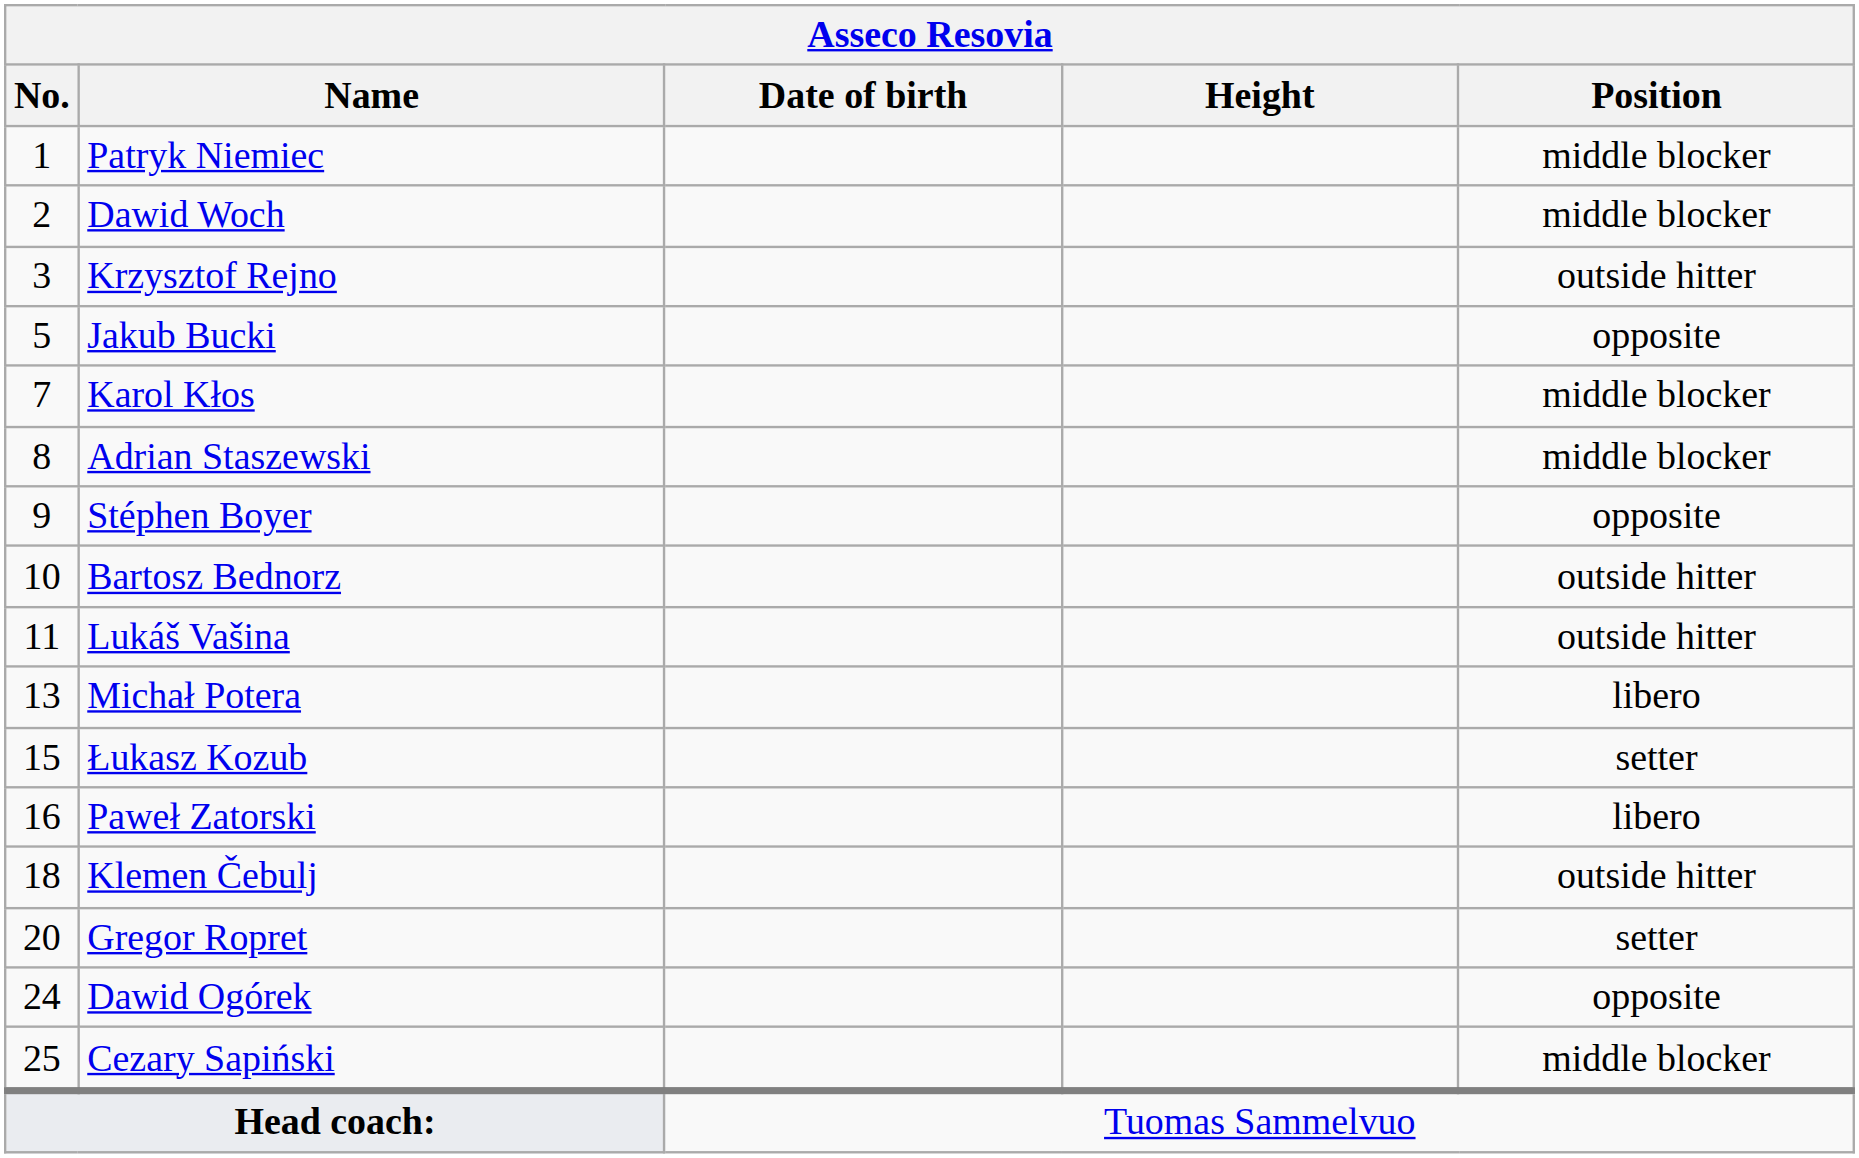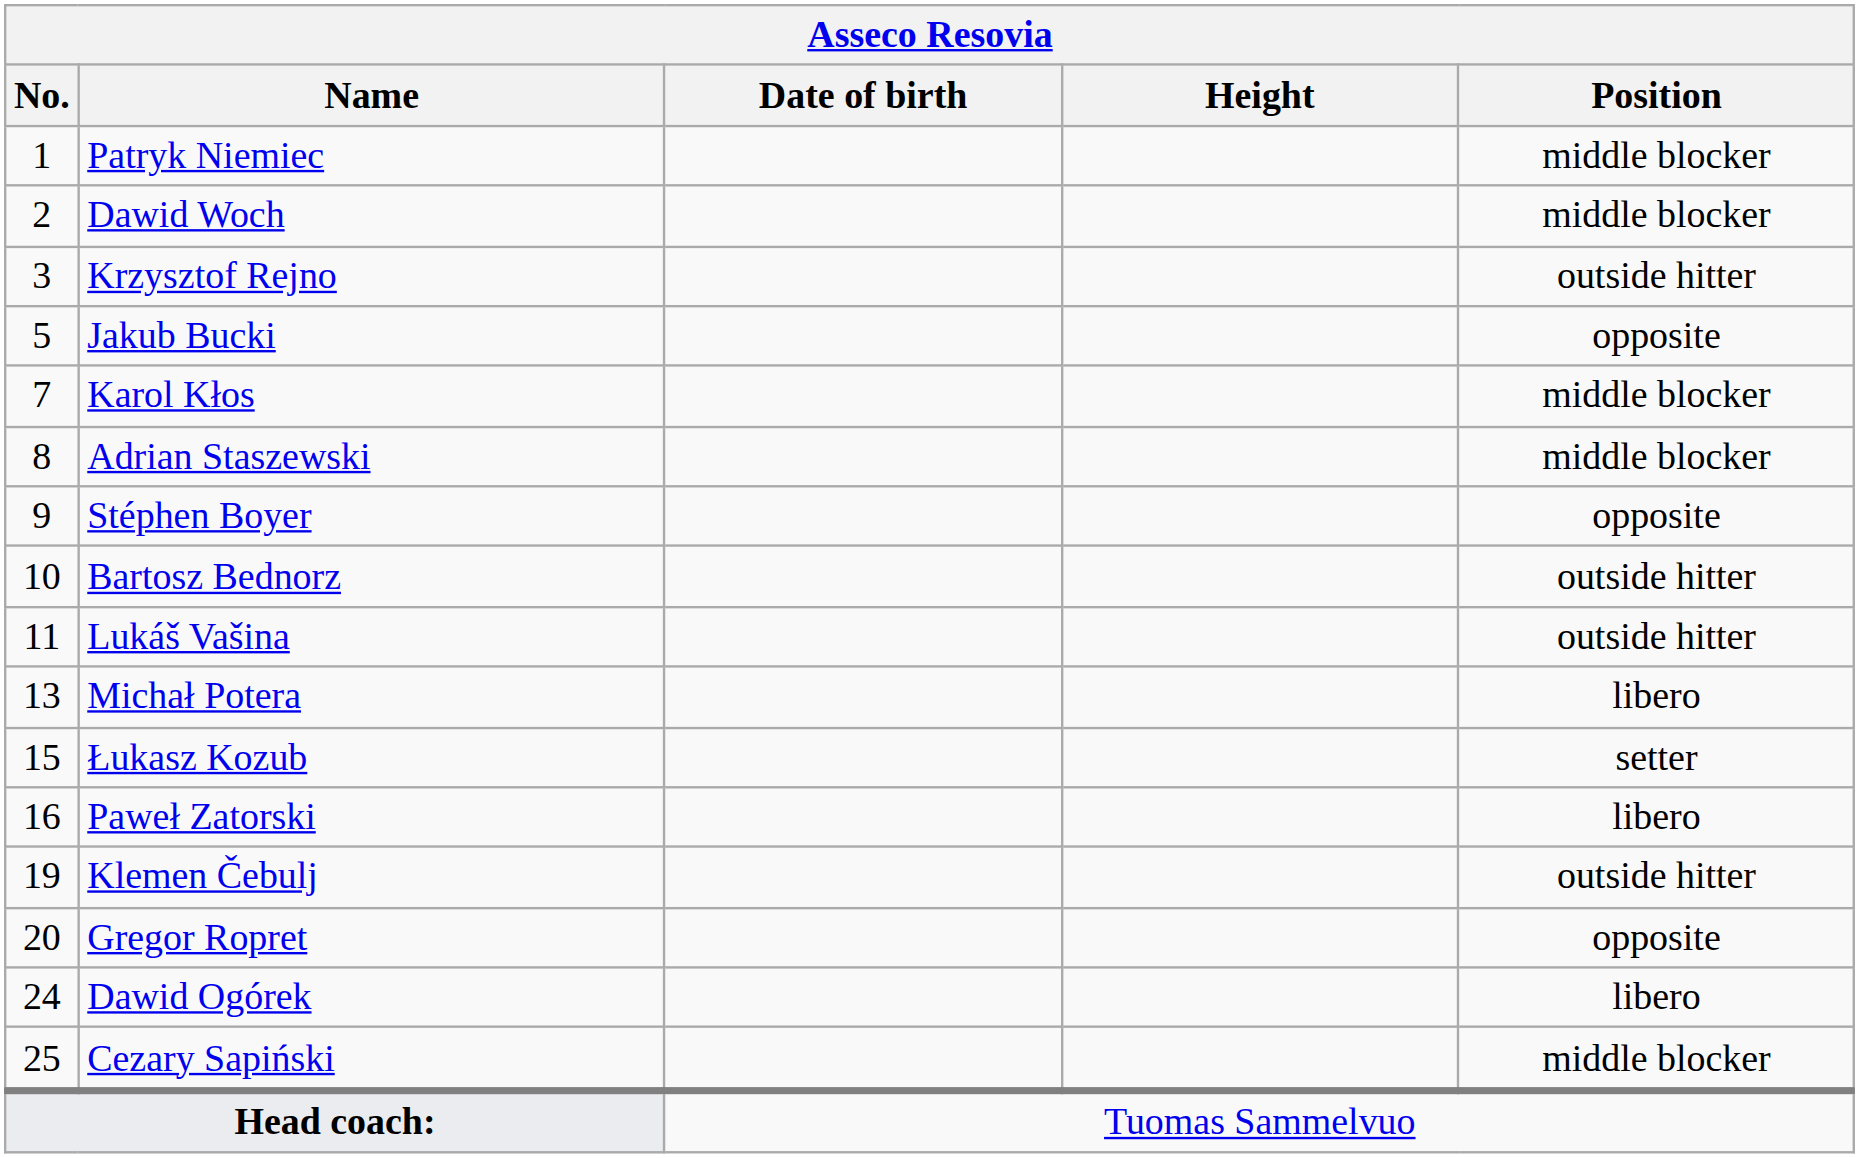(42, 876) 18 -> (42, 876) 19
(1656, 936) setter -> (1656, 936) opposite
(1656, 996) opposite -> (1656, 996) libero
